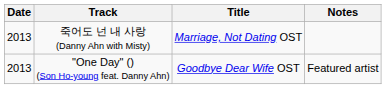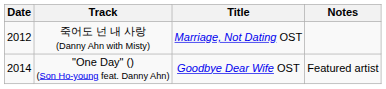(19, 38) 2013 -> (19, 38) 2012
(19, 68) 2013 -> (19, 68) 2014
